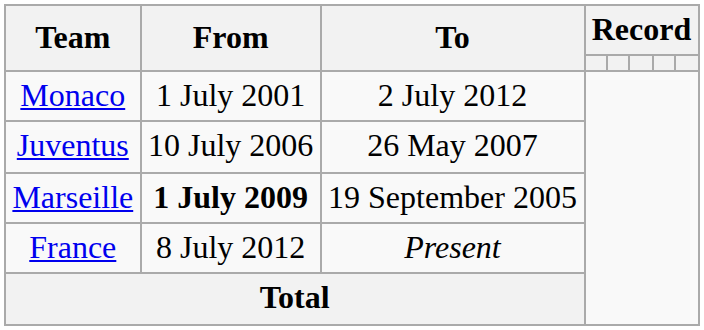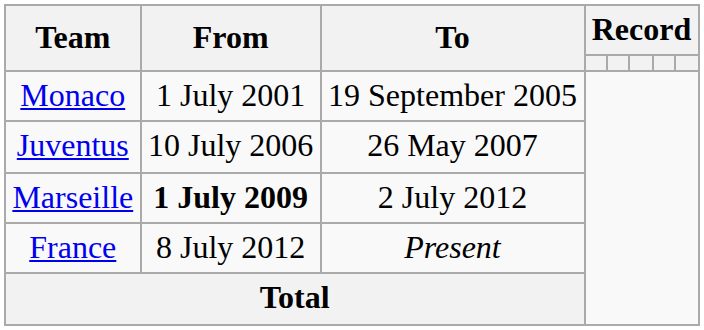(452, 95) 2 July 2012 -> (452, 95) 19 September 2005
(452, 196) 19 September 2005 -> (452, 196) 2 July 2012
